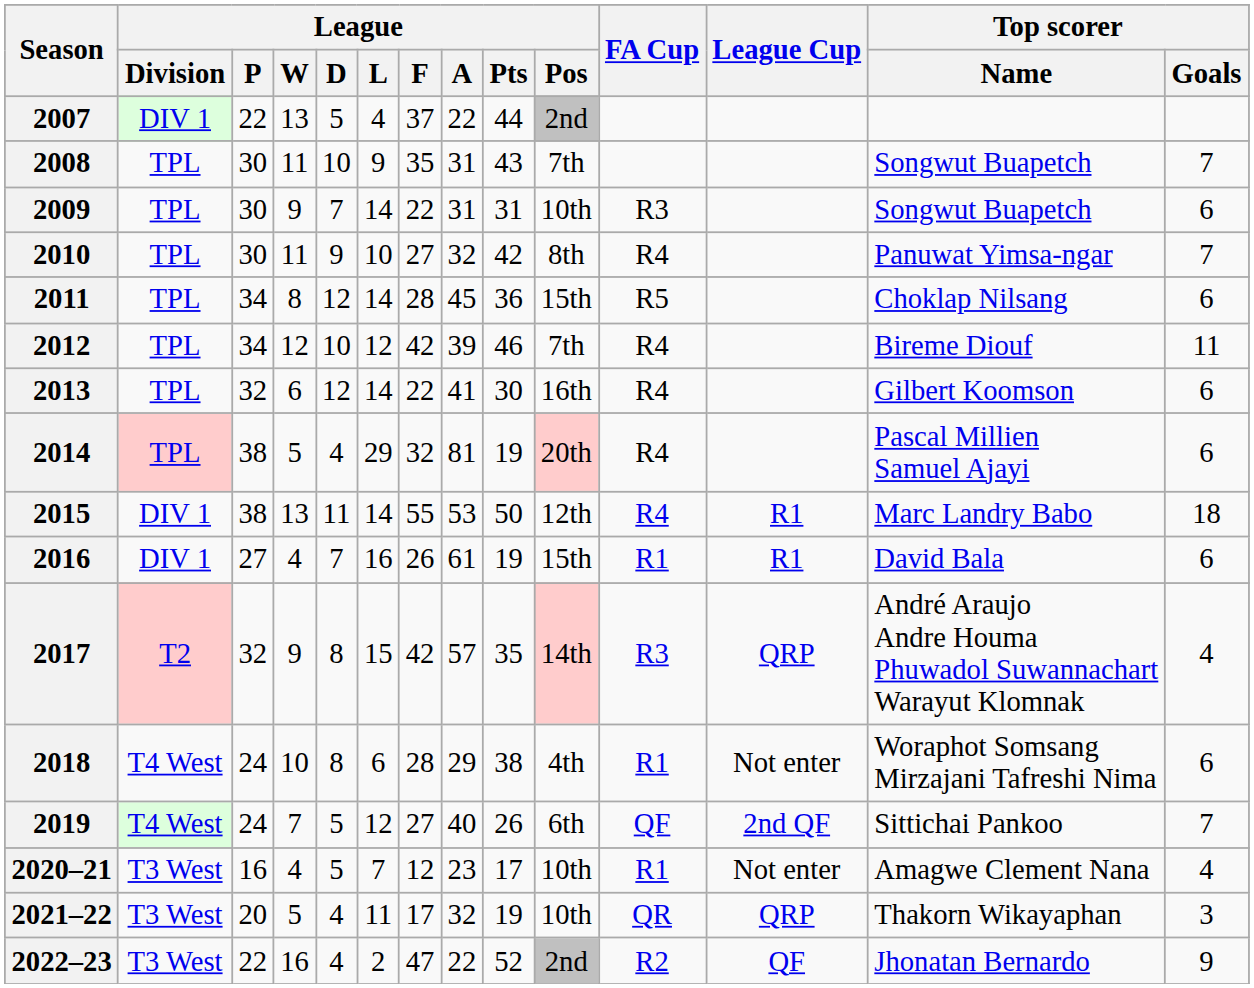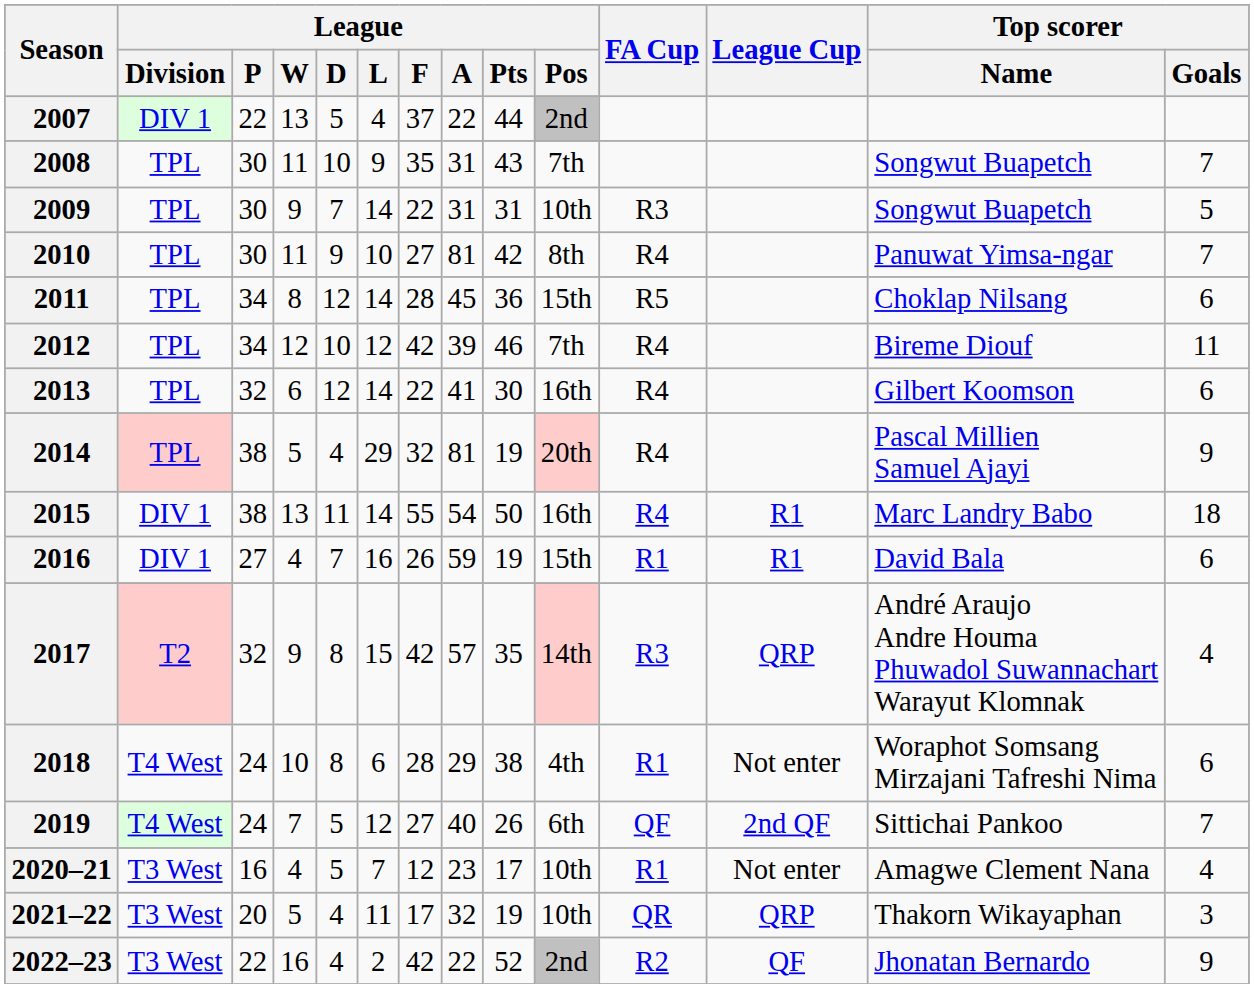(1207, 208) 6 -> (1207, 208) 5
(462, 254) 32 -> (462, 254) 81
(1207, 452) 6 -> (1207, 452) 9
(462, 513) 53 -> (462, 513) 54
(566, 513) 12th -> (566, 513) 16th
(462, 559) 61 -> (462, 559) 59
(420, 960) 47 -> (420, 960) 42
